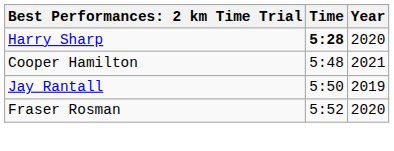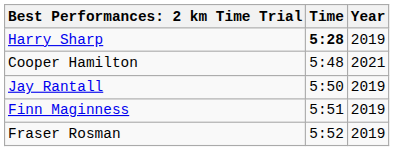(368, 40) 2020 -> (368, 40) 2019
+ row: (69, 110)
(368, 110) 2020 -> (368, 134) 2019
